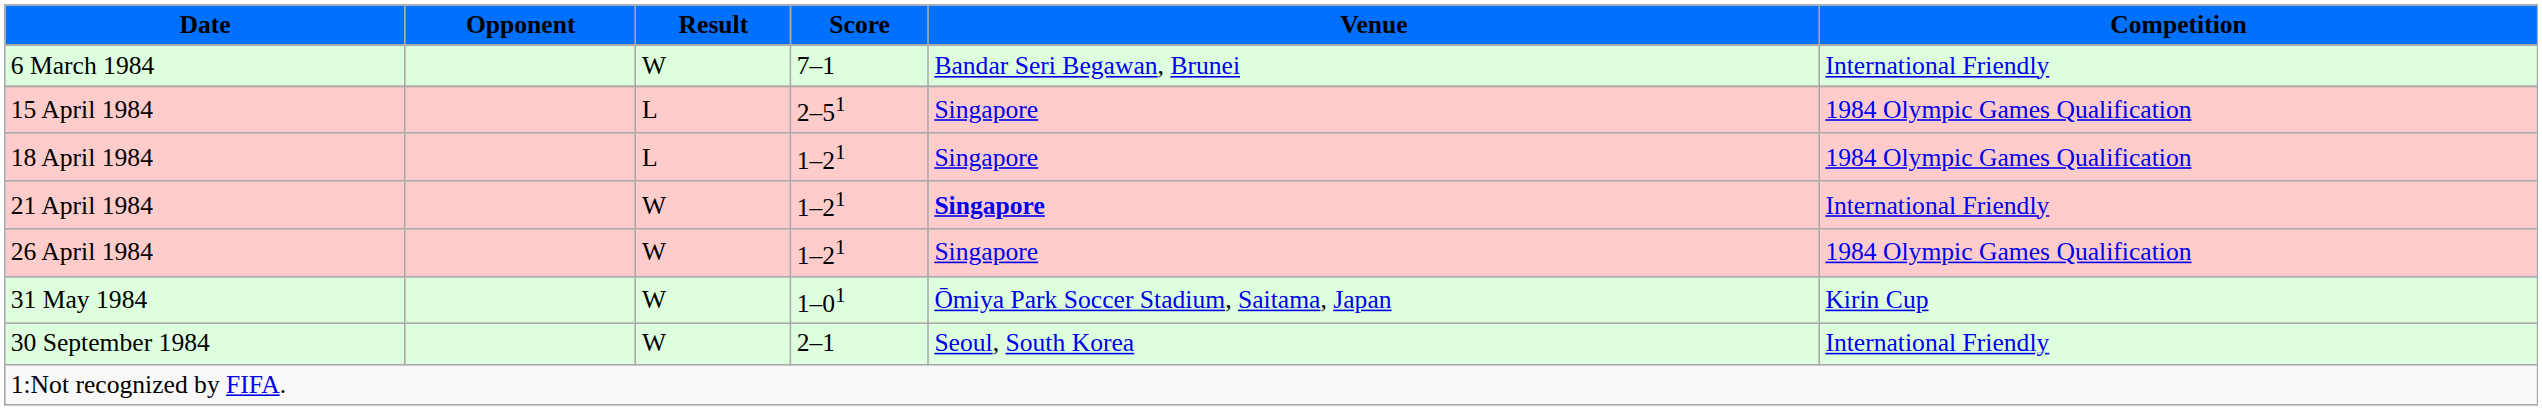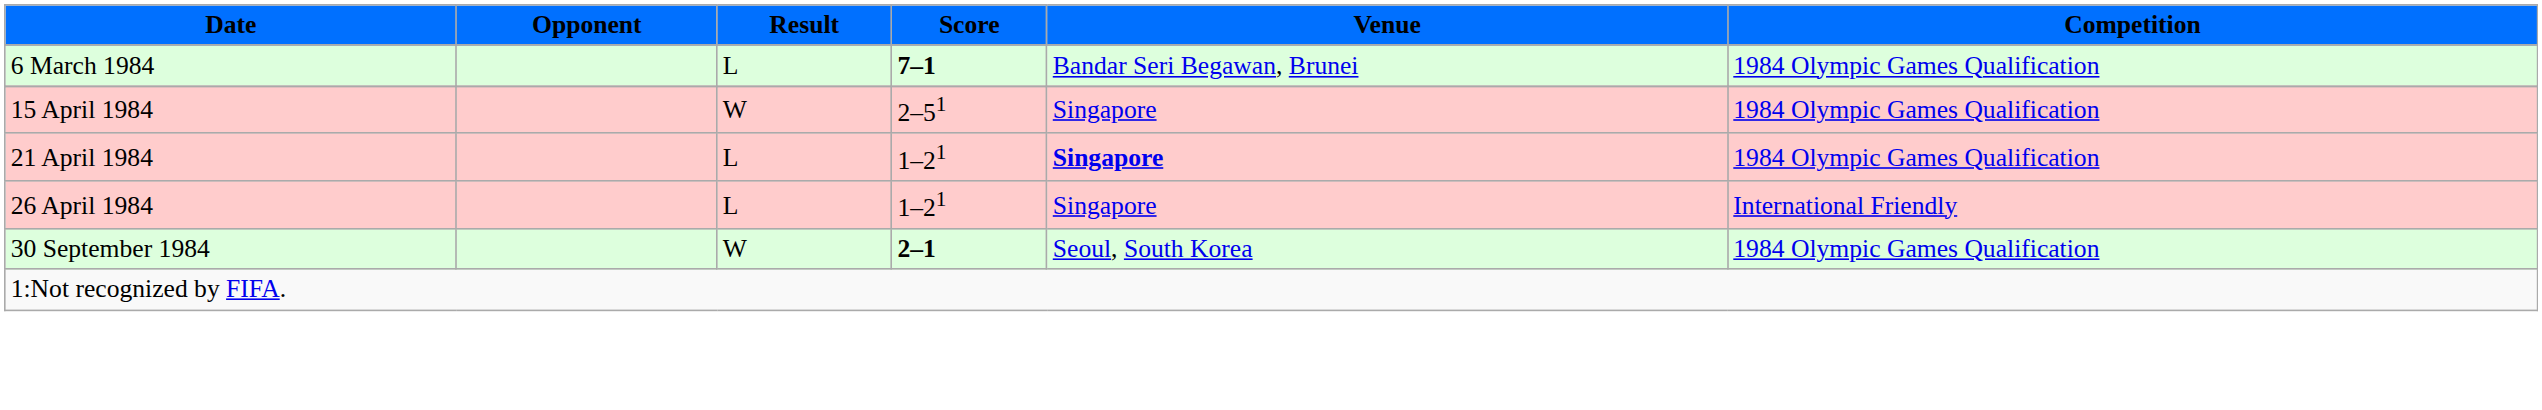(654, 65) W -> (731, 65) L
(816, 65) normal -> (917, 65) bold
(1937, 65) International Friendly -> (1916, 65) 1984 Olympic Games Qualification
(650, 109) L -> (735, 109) W
- row: (82, 156)
(654, 204) W -> (731, 156) L
(1937, 204) International Friendly -> (1916, 156) 1984 Olympic Games Qualification
(654, 252) W -> (731, 204) L
(2008, 252) 1984 Olympic Games Qualification -> (1845, 204) International Friendly
- row: (79, 299)
(816, 343) normal -> (917, 248) bold
(1937, 343) International Friendly -> (1916, 248) 1984 Olympic Games Qualification
